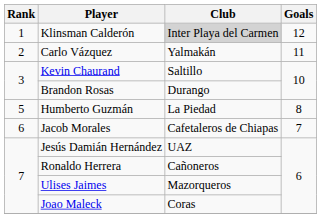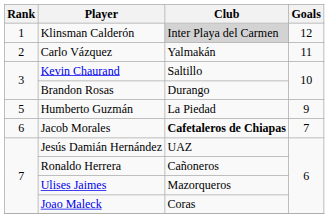(299, 109) 8 -> (306, 109) 9
(223, 128) normal -> (227, 128) bold
